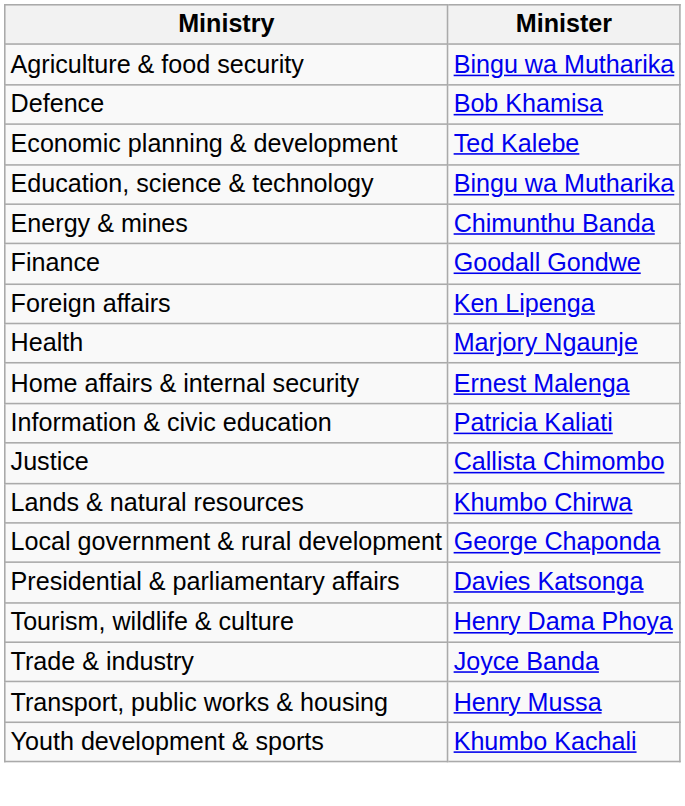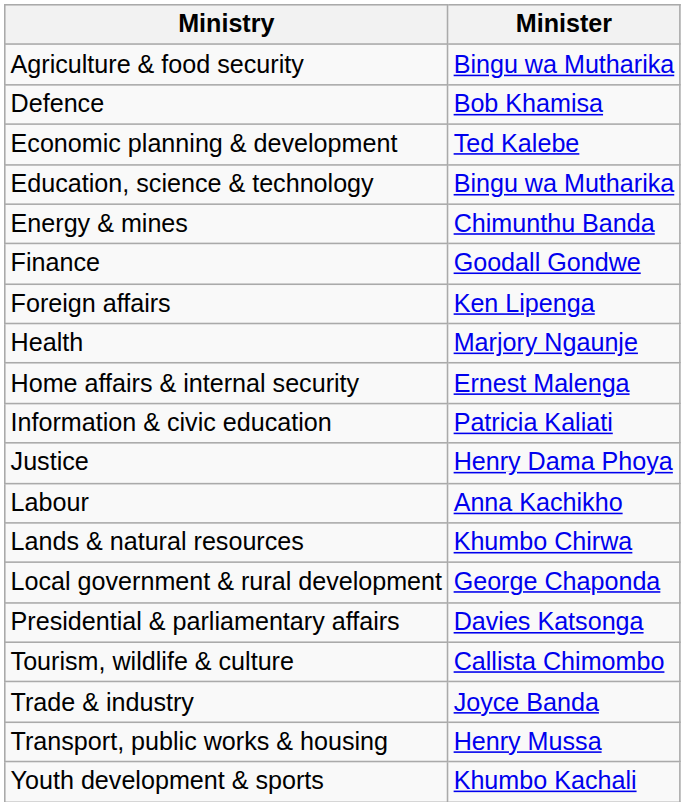(559, 462) Callista Chimombo -> (563, 462) Henry Dama Phoya
+ row: (50, 502)
(563, 622) Henry Dama Phoya -> (559, 661) Callista Chimombo
